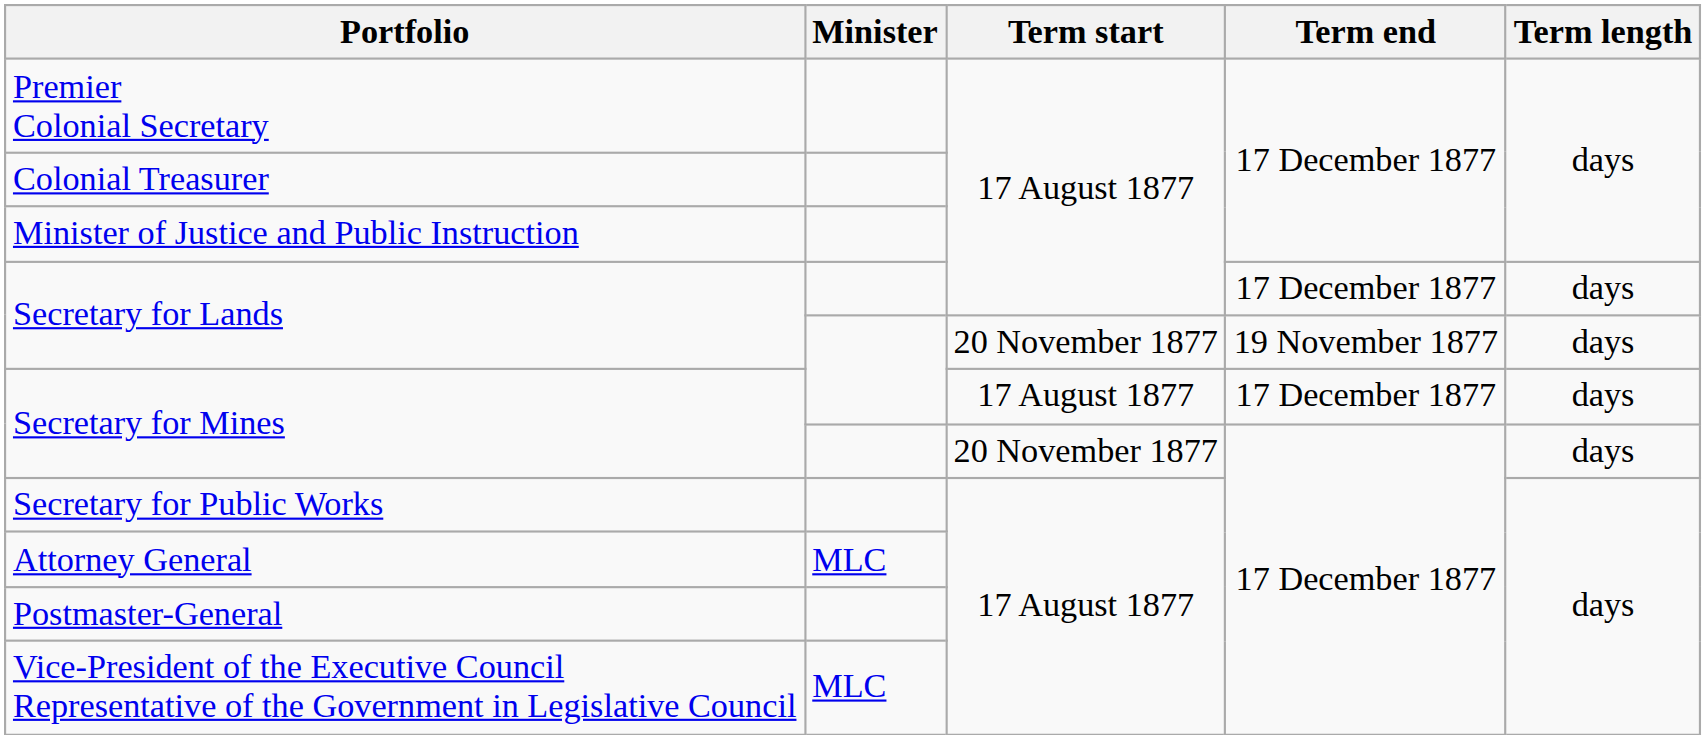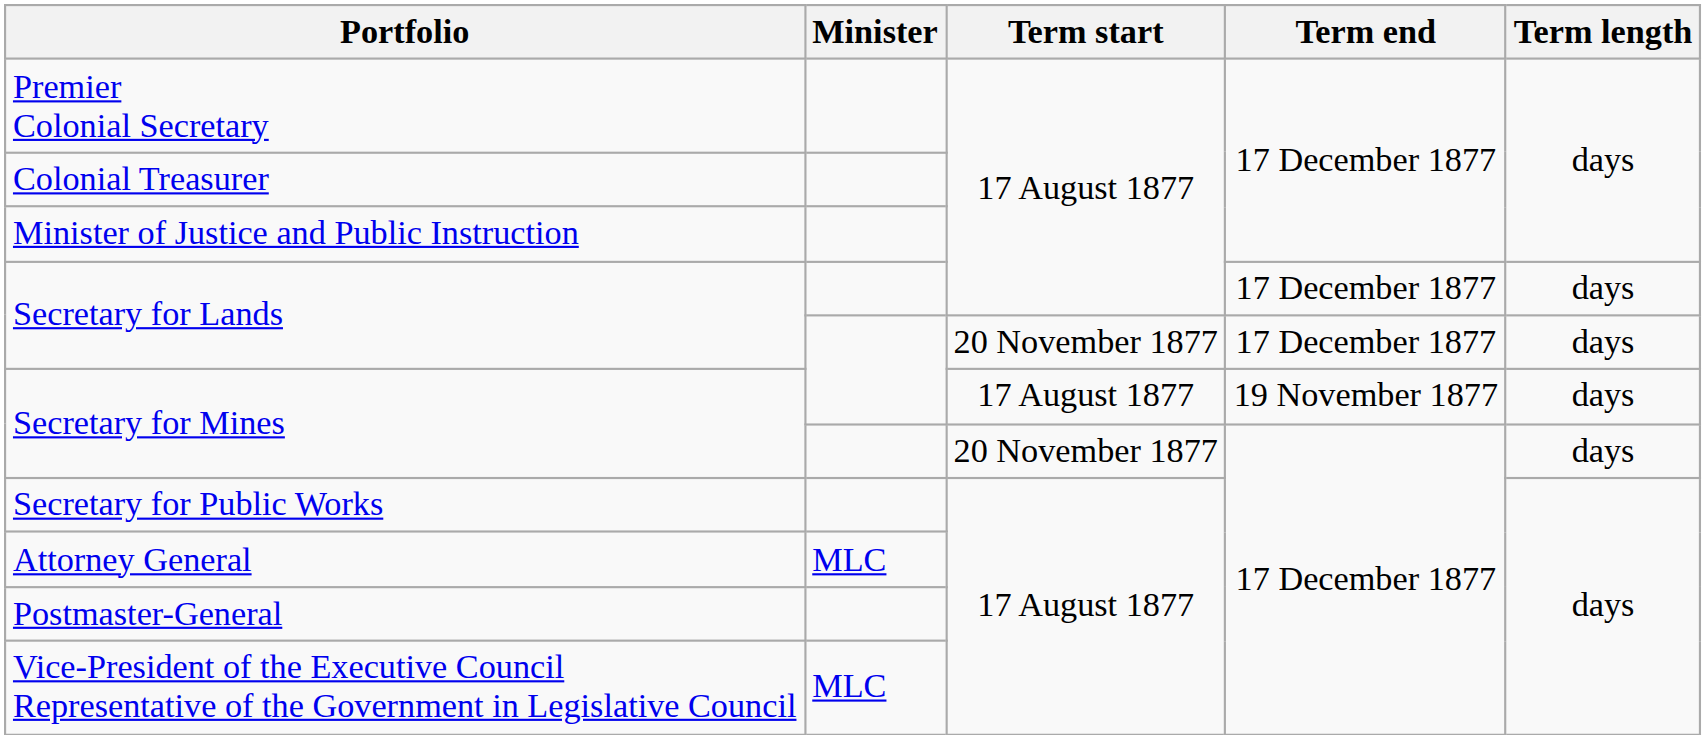(1366, 341) 19 November 1877 -> (1366, 341) 17 December 1877
(1366, 395) 17 December 1877 -> (1366, 395) 19 November 1877
